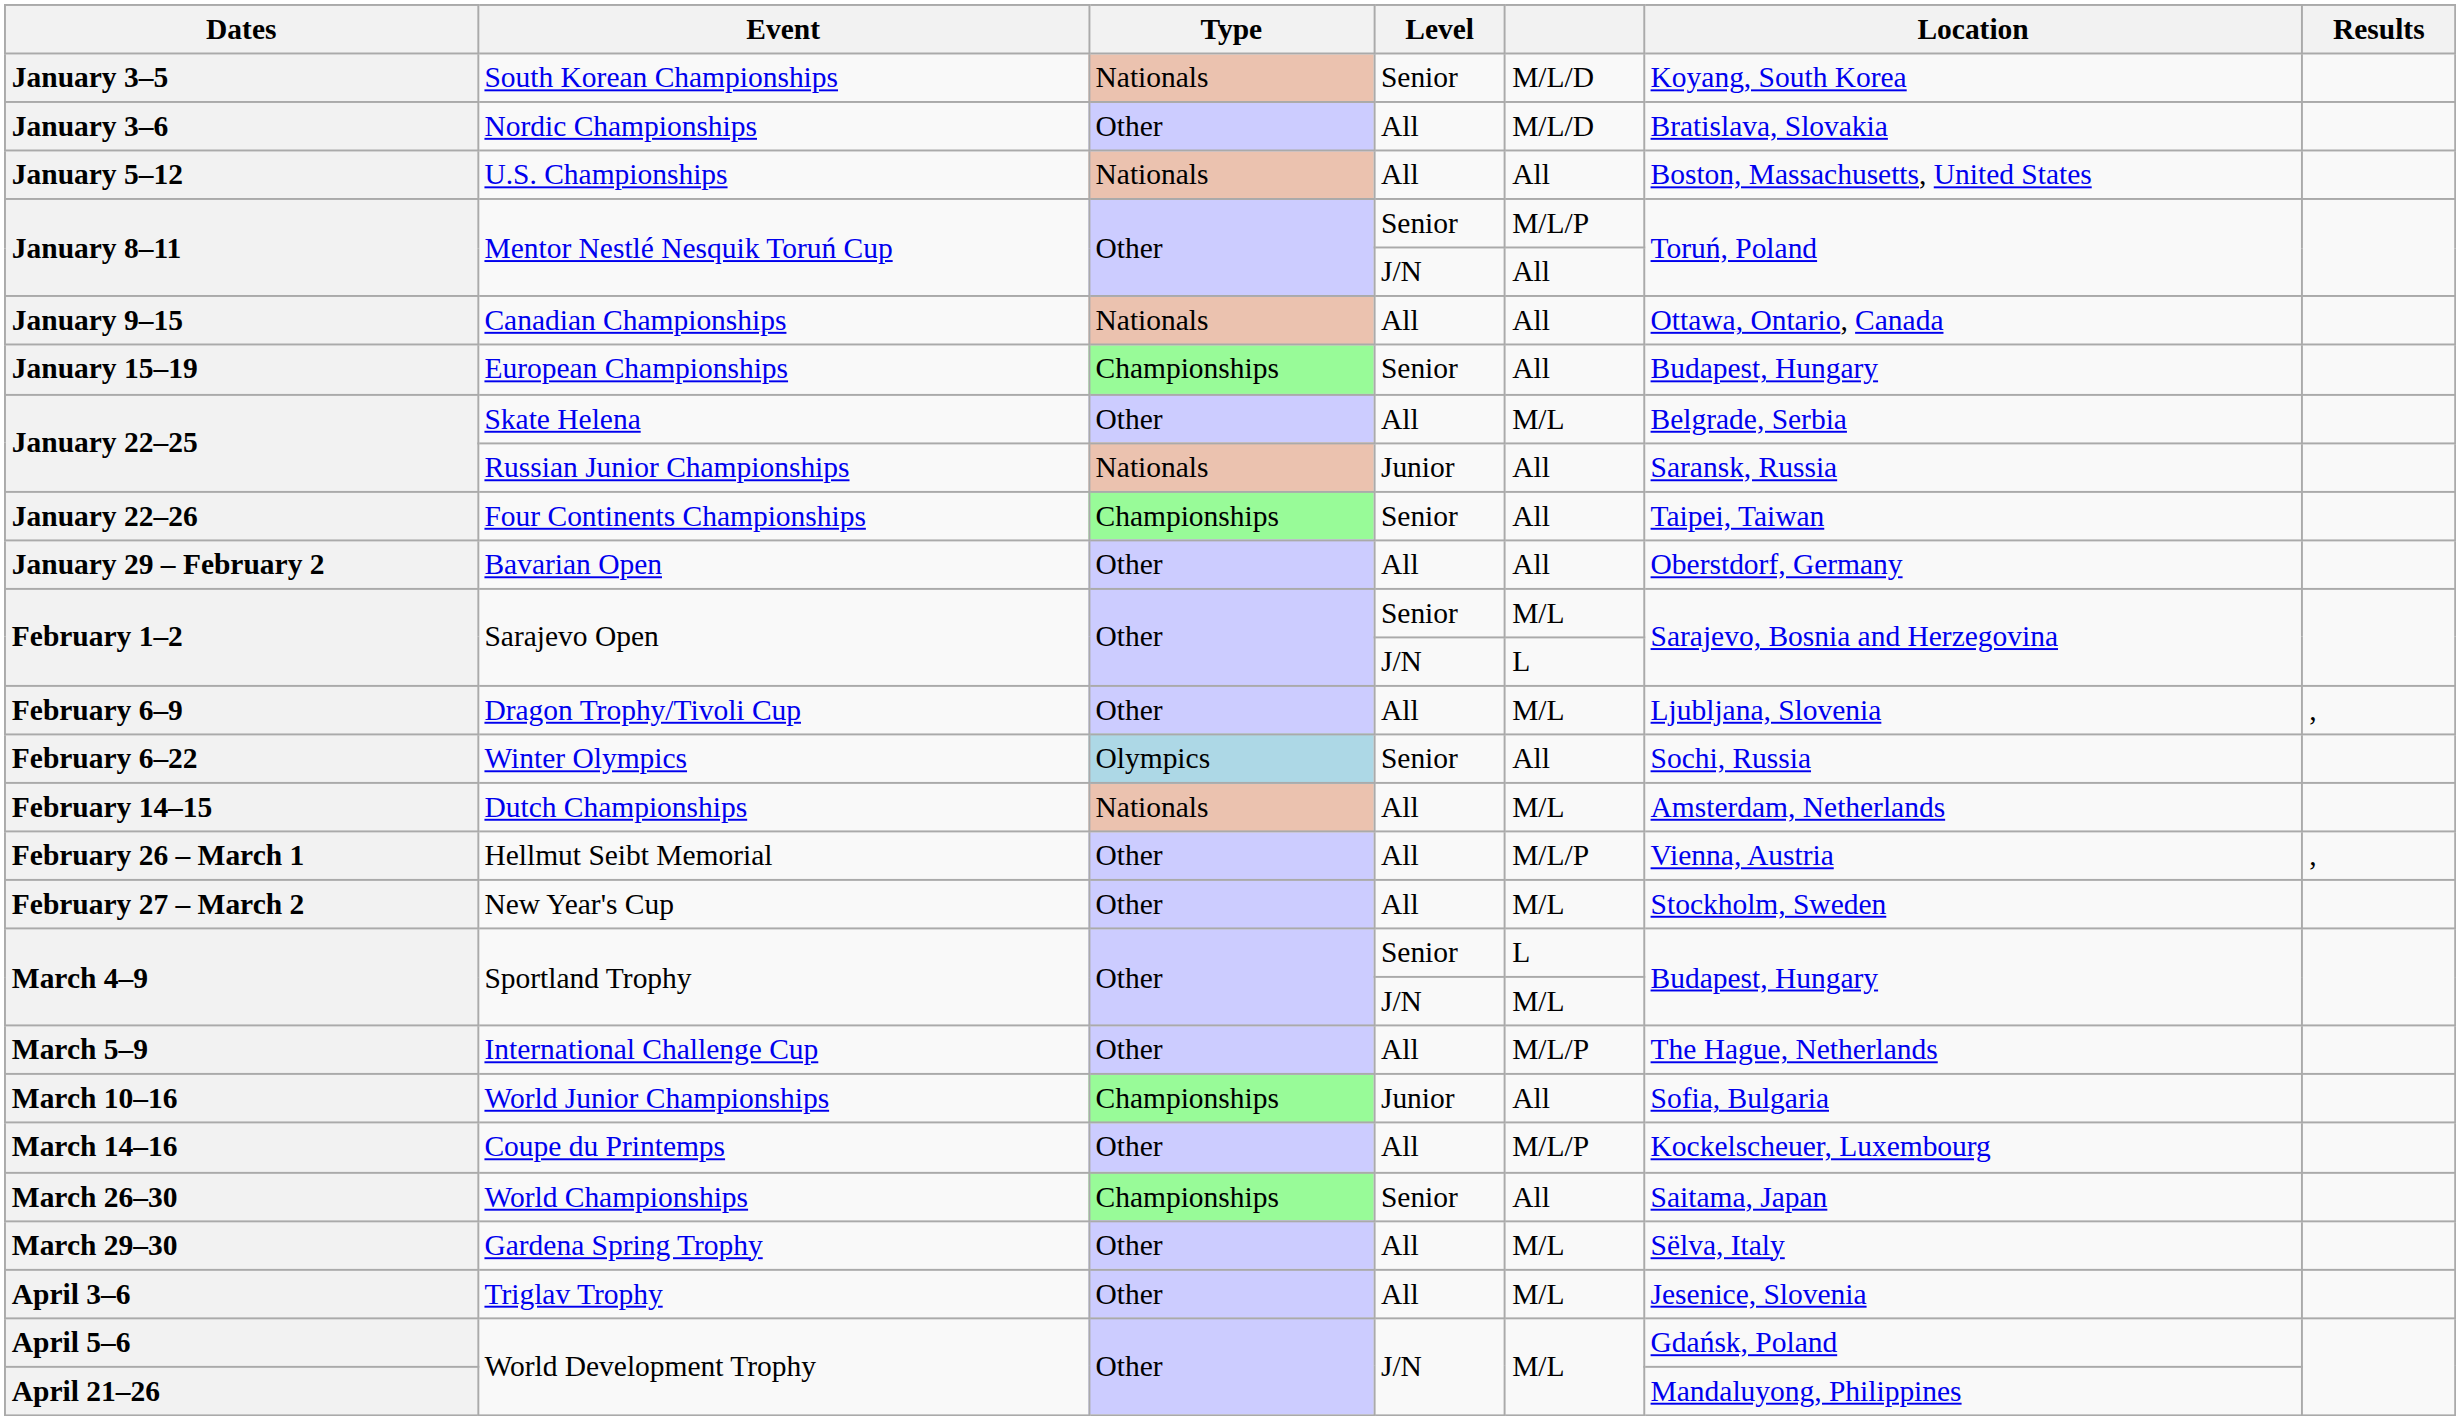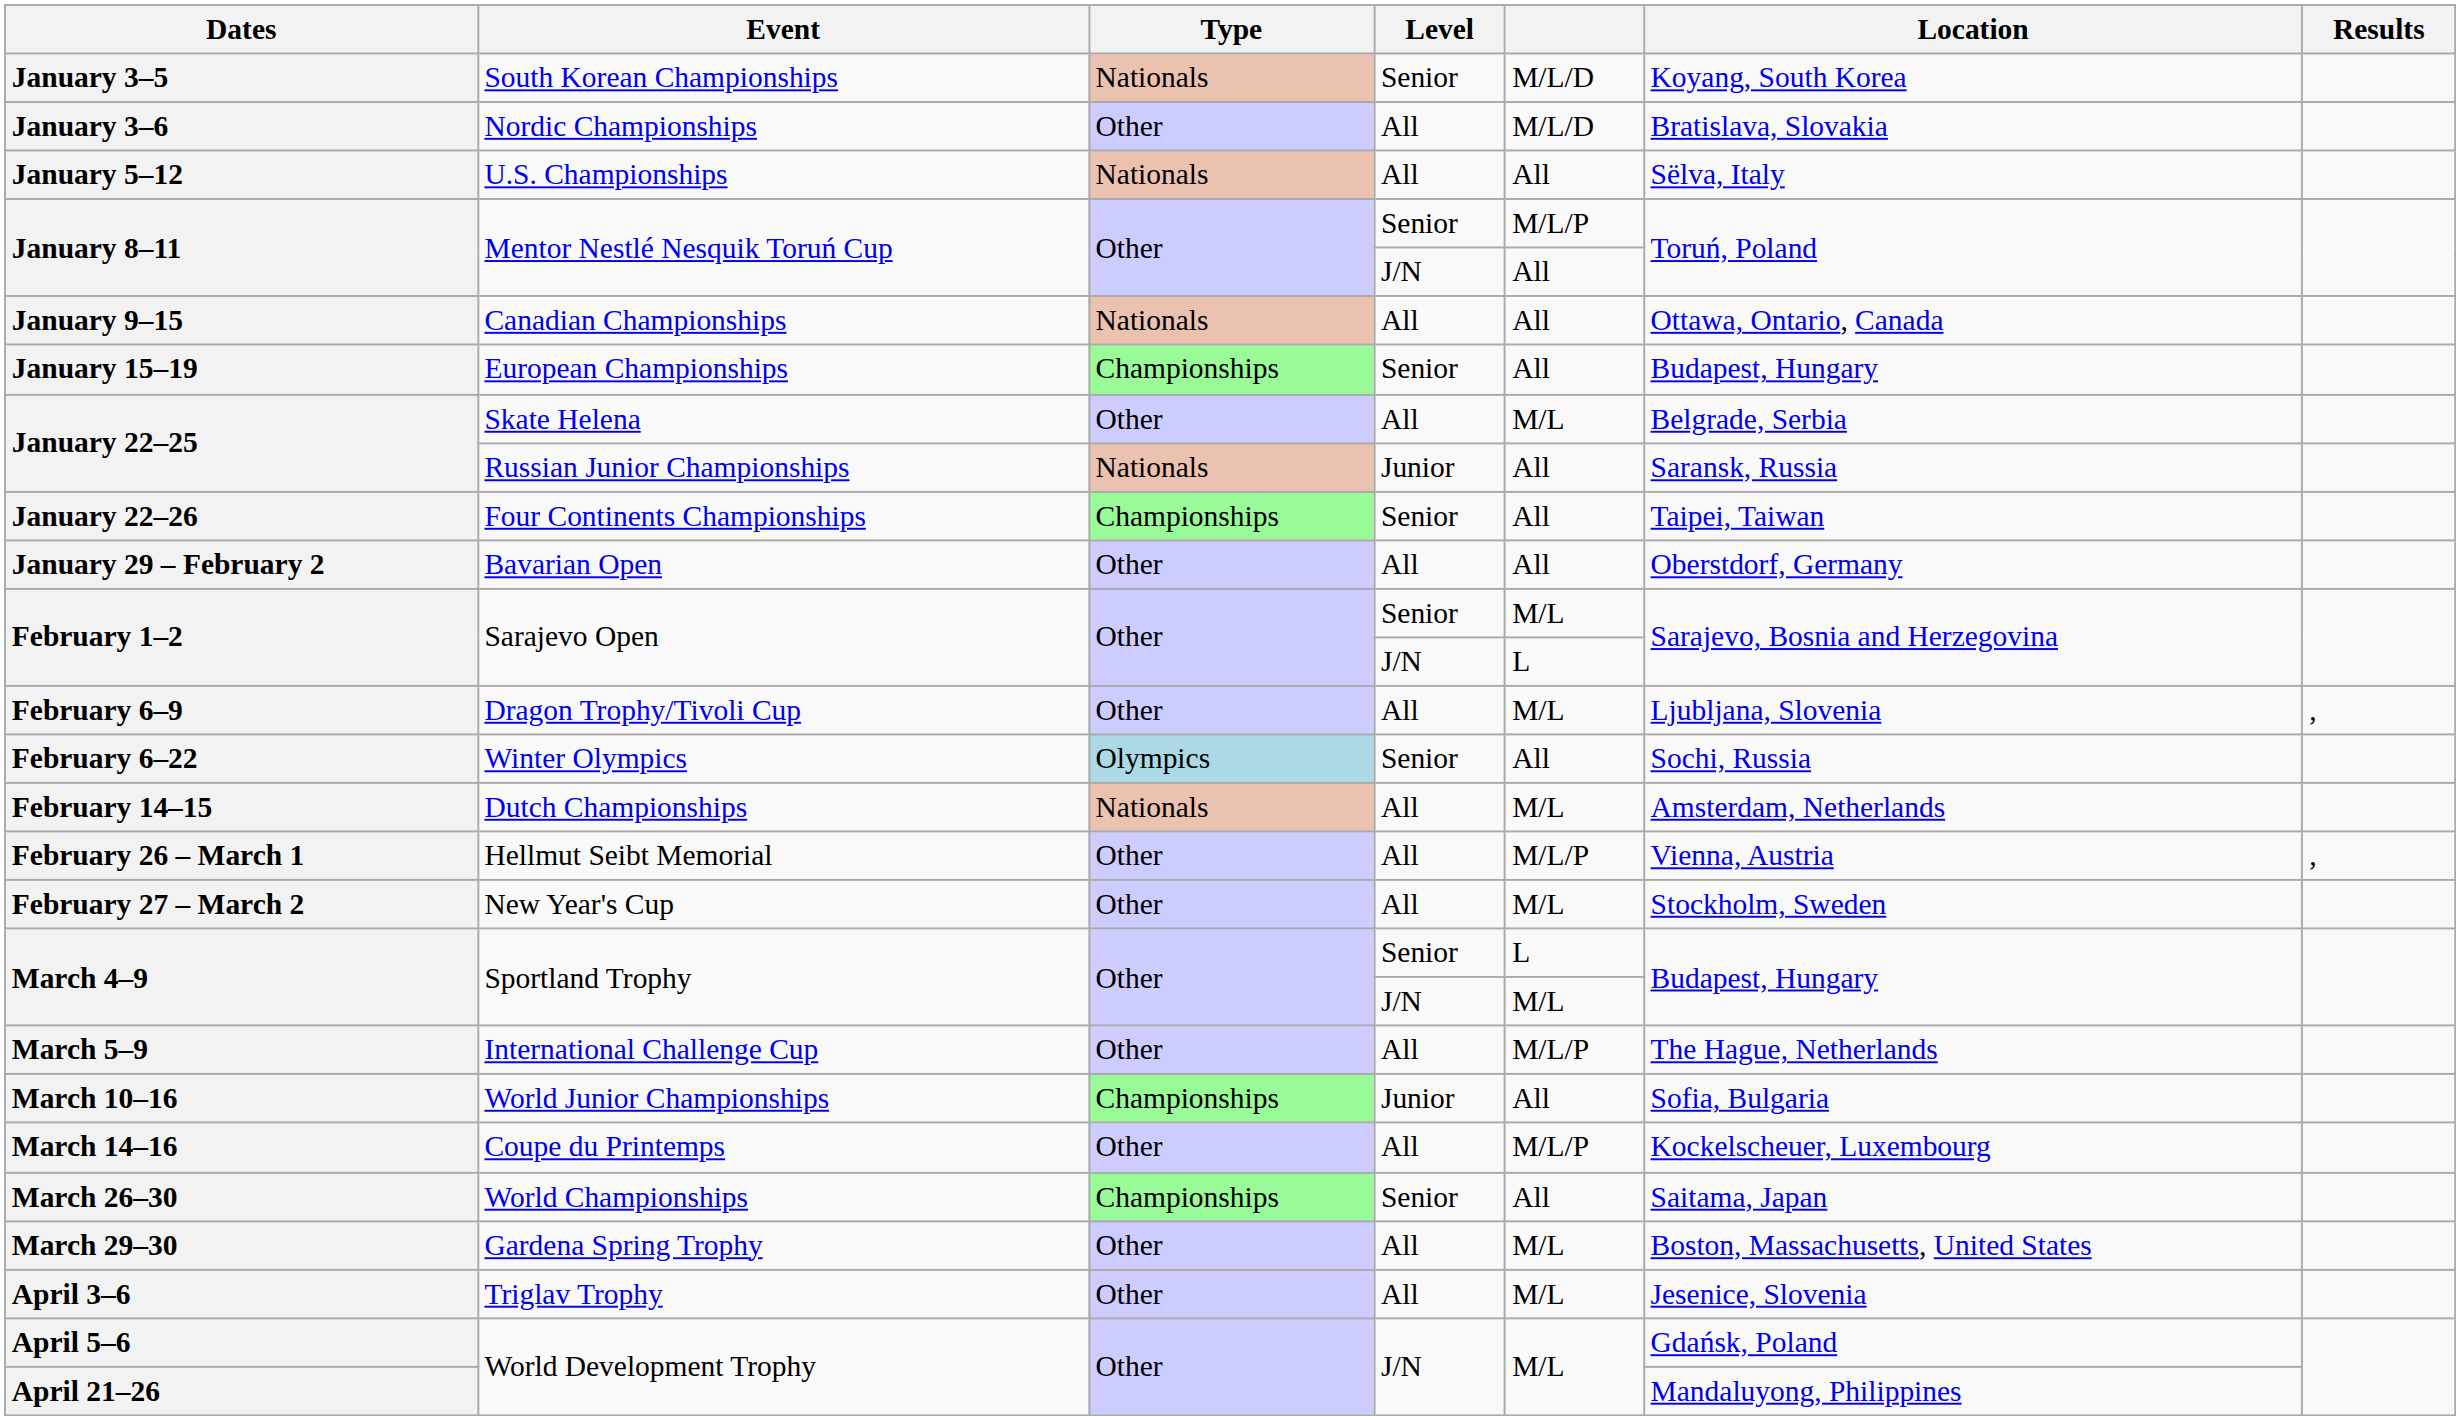(1871, 174) Boston, Massachusetts, United States -> (1718, 174) Sëlva, Italy
(1718, 1244) Sëlva, Italy -> (1871, 1244) Boston, Massachusetts, United States
